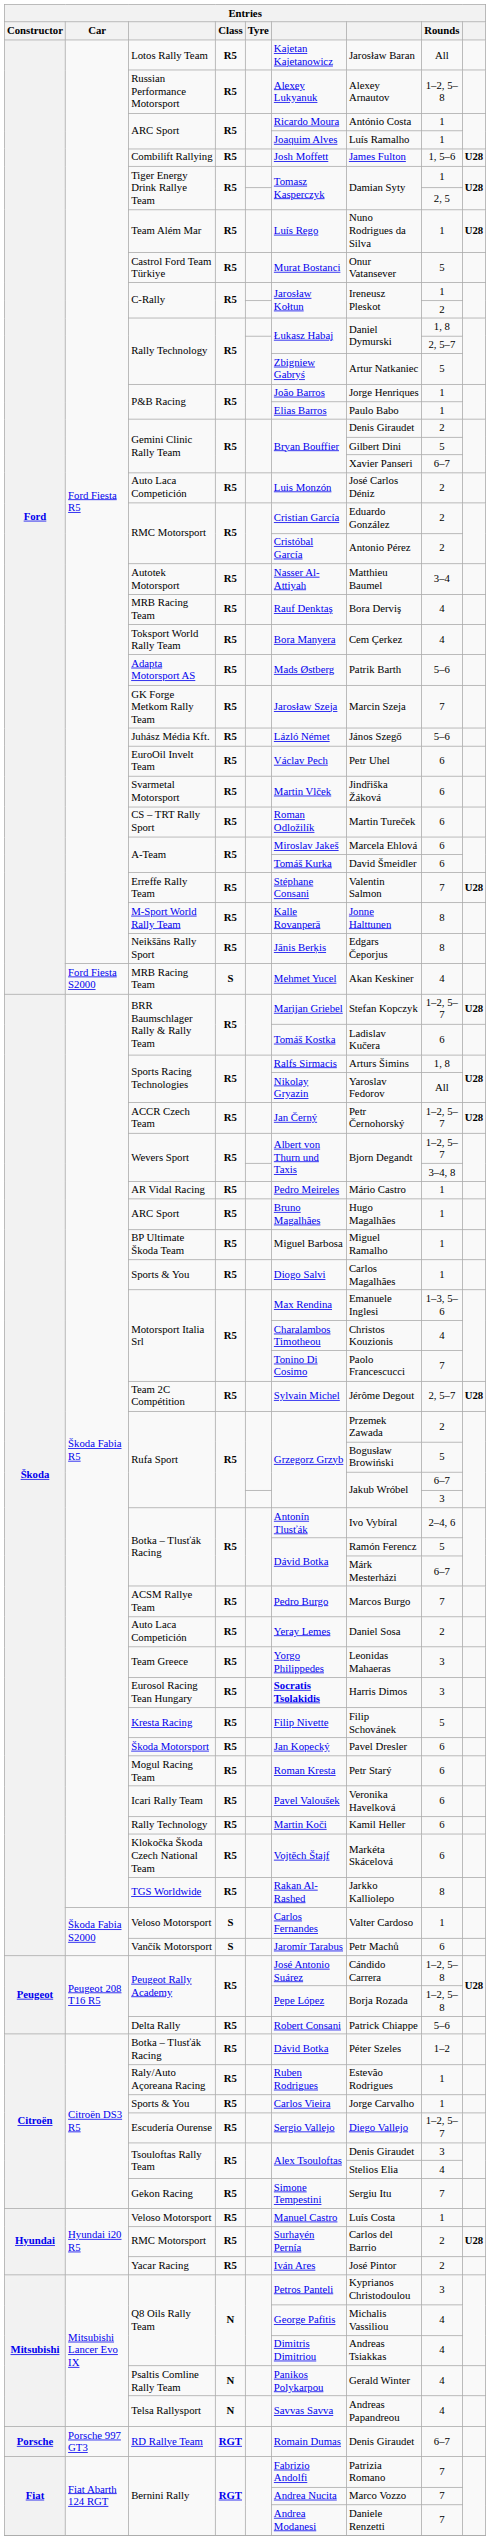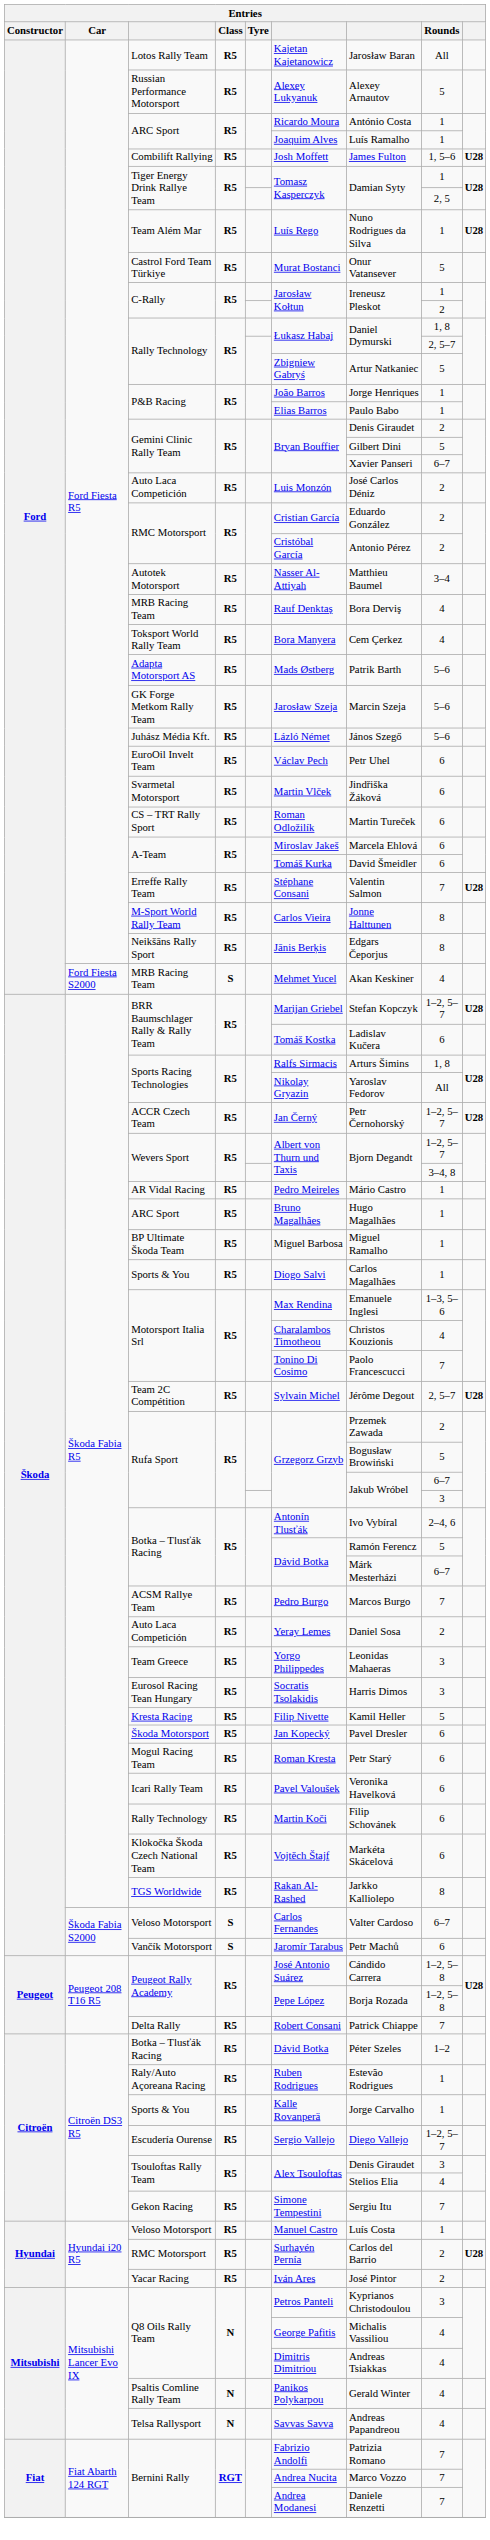(442, 91) 1–2, 5–8 -> (442, 91) 5
(442, 706) 7 -> (442, 706) 5–6
(297, 917) Kalle Rovanperä -> (302, 917) Carlos Vieira
(297, 1692) bold -> (296, 1692) normal
(372, 1722) Filip Schovánek -> (377, 1716) Kamil Heller
(377, 1825) Kamil Heller -> (372, 1818) Filip Schovánek
(442, 1922) 1 -> (442, 1922) 6–7
(442, 2024) 5–6 -> (442, 2024) 7
(302, 2103) Carlos Vieira -> (297, 2109) Kalle Rovanperä
- row: (94, 2441)
